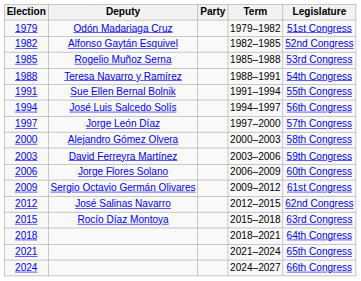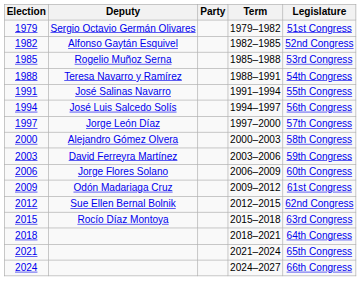(123, 28) Odón Madariaga Cruz -> (123, 28) Sergio Octavio Germán Olivares
(123, 92) Sue Ellen Bernal Bolnik -> (123, 92) José Salinas Navarro
(123, 188) Sergio Octavio Germán Olivares -> (123, 188) Odón Madariaga Cruz
(123, 204) José Salinas Navarro -> (123, 204) Sue Ellen Bernal Bolnik
